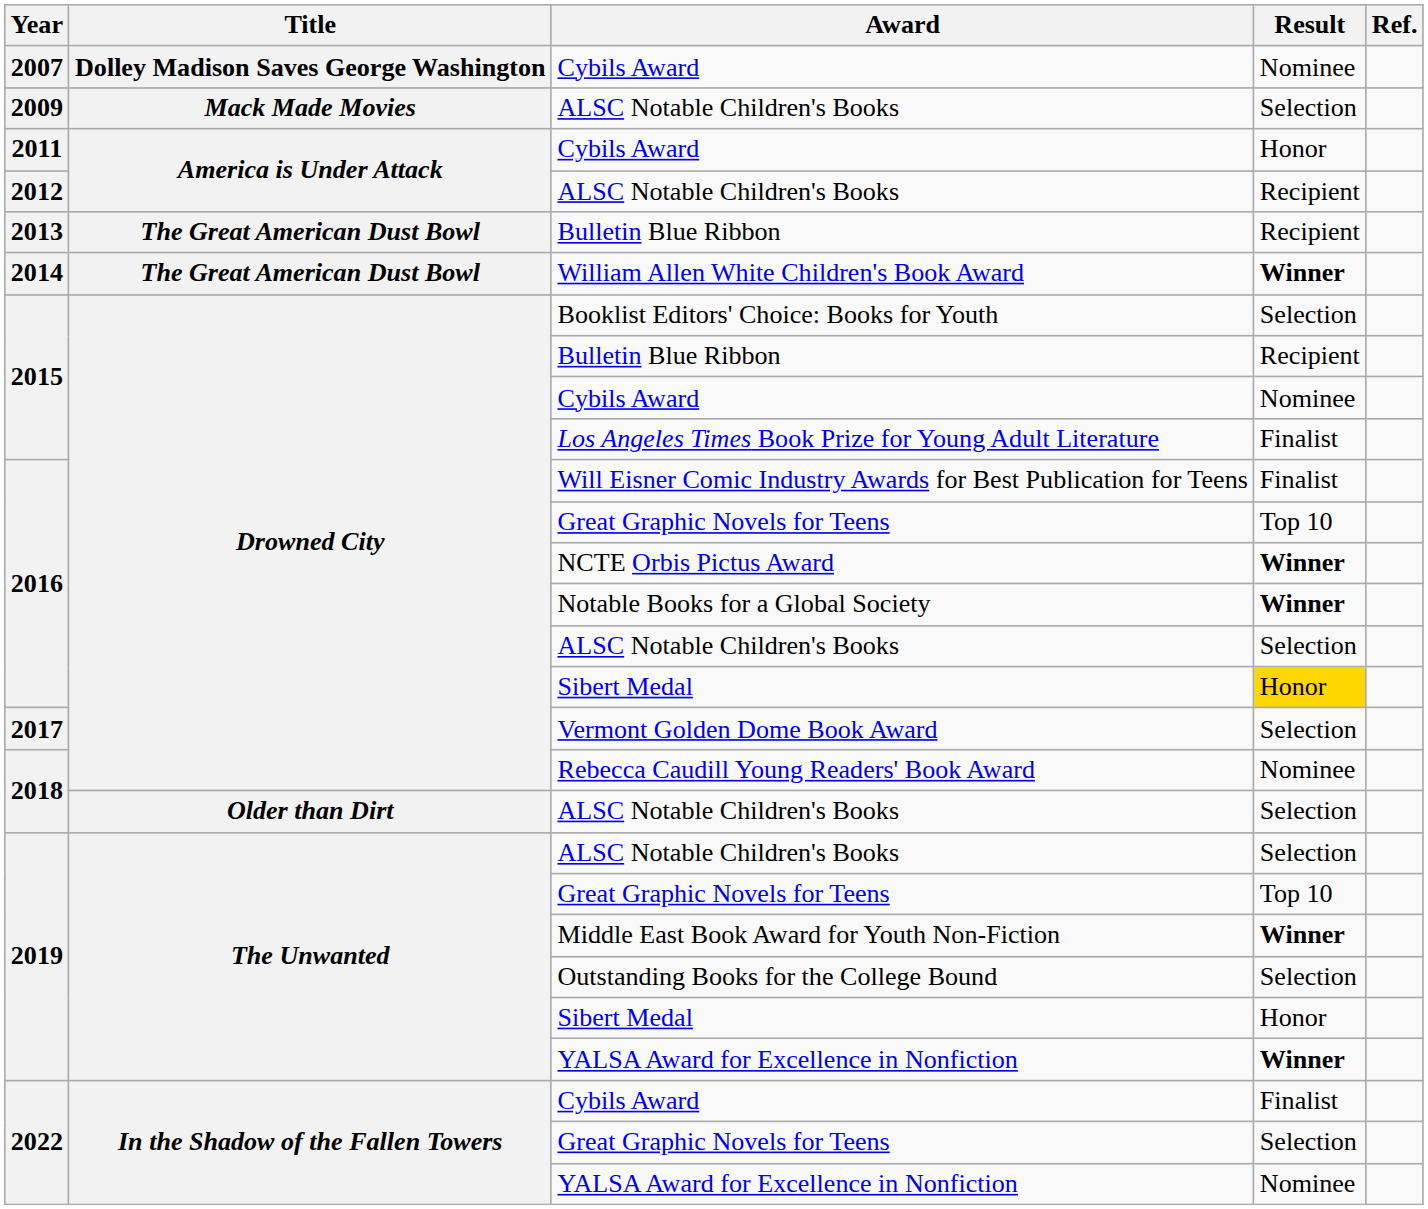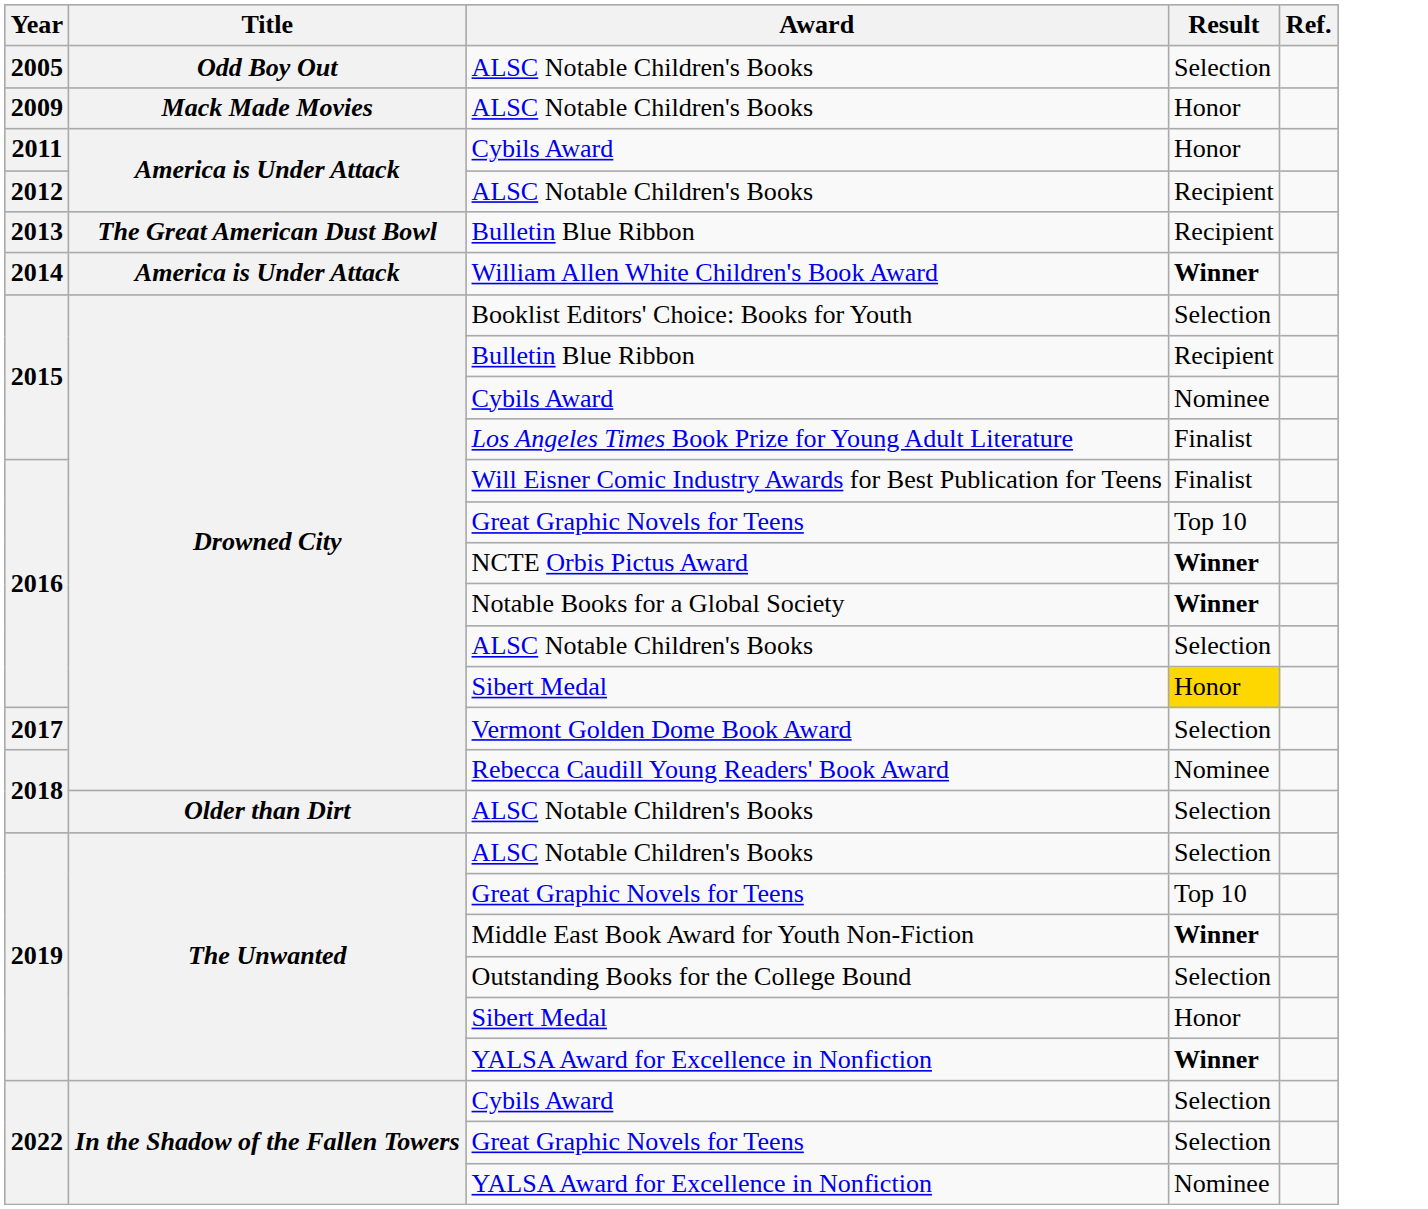+ row: (37, 66)
- row: (37, 66)
(1308, 107) Selection -> (1207, 107) Honor
(310, 273) The Great American Dust Bowl -> (267, 273) America is Under Attack
(1299, 1100) Finalist -> (1222, 1100) Selection
